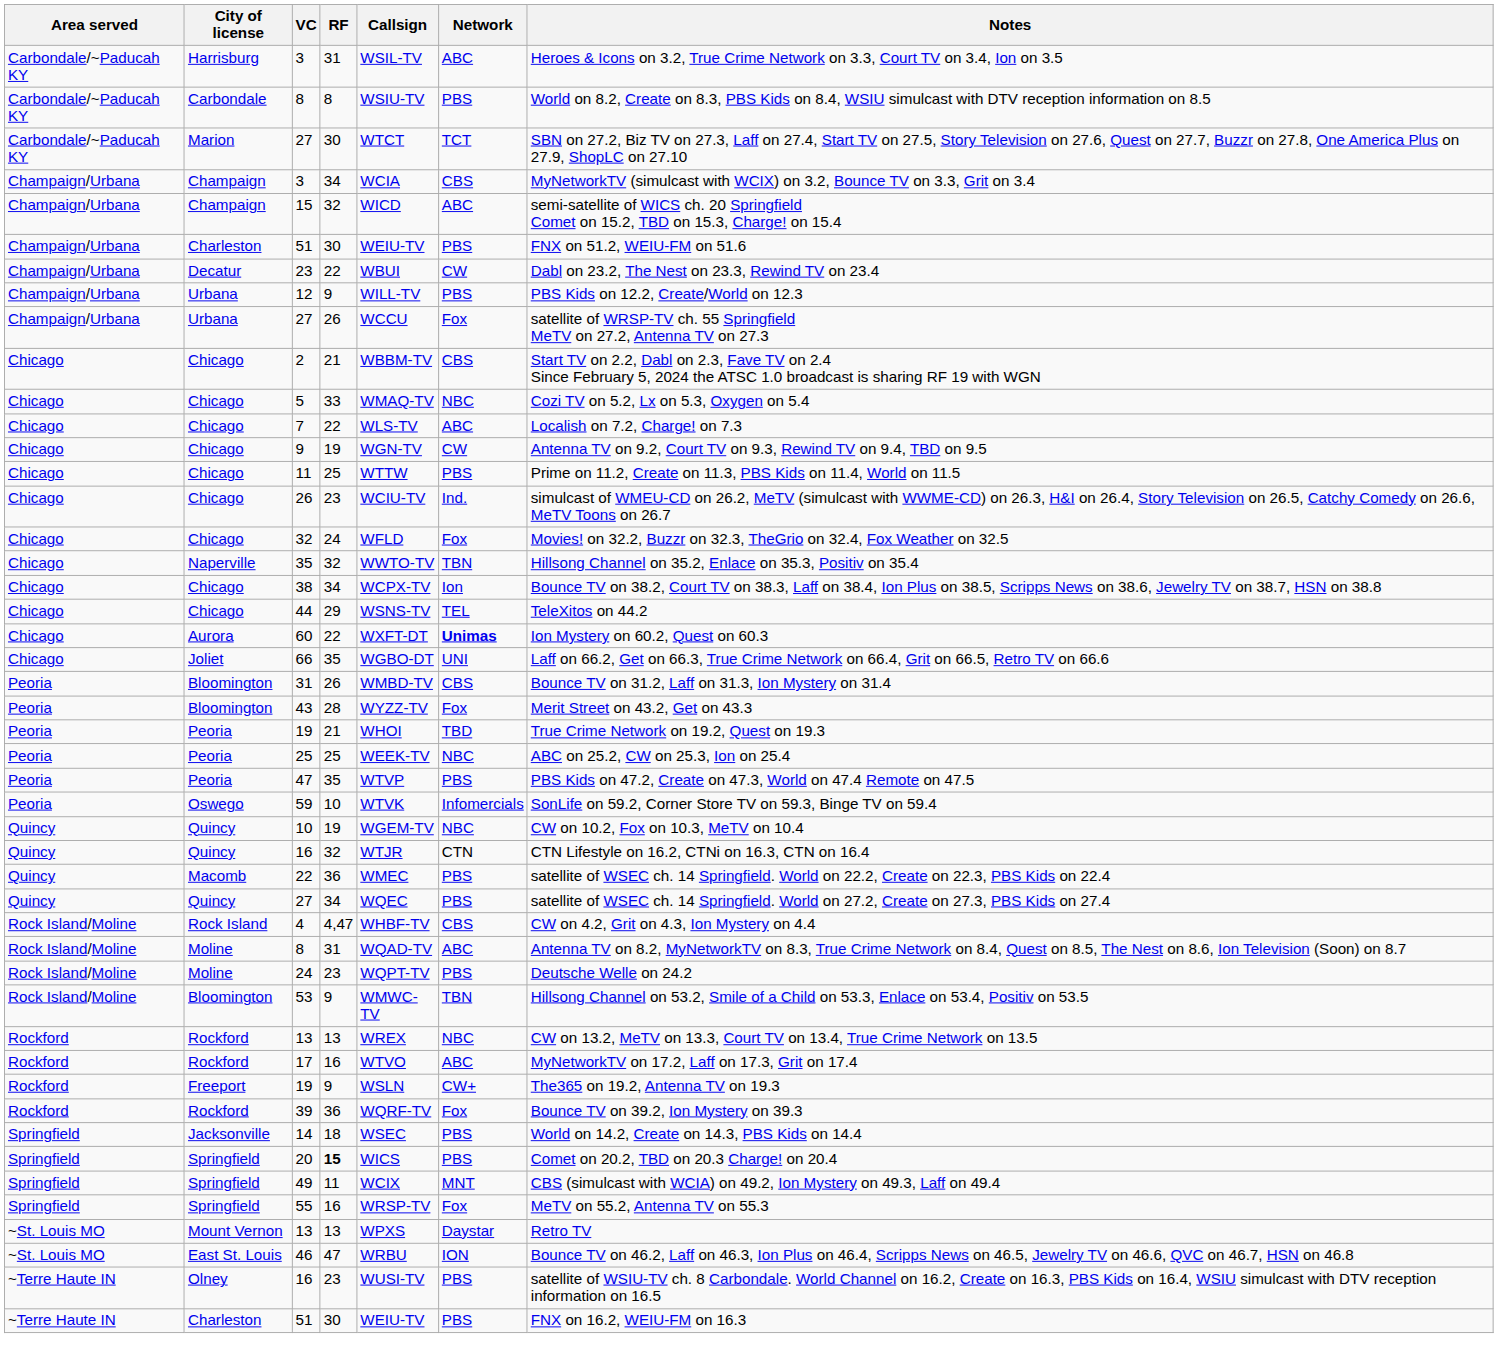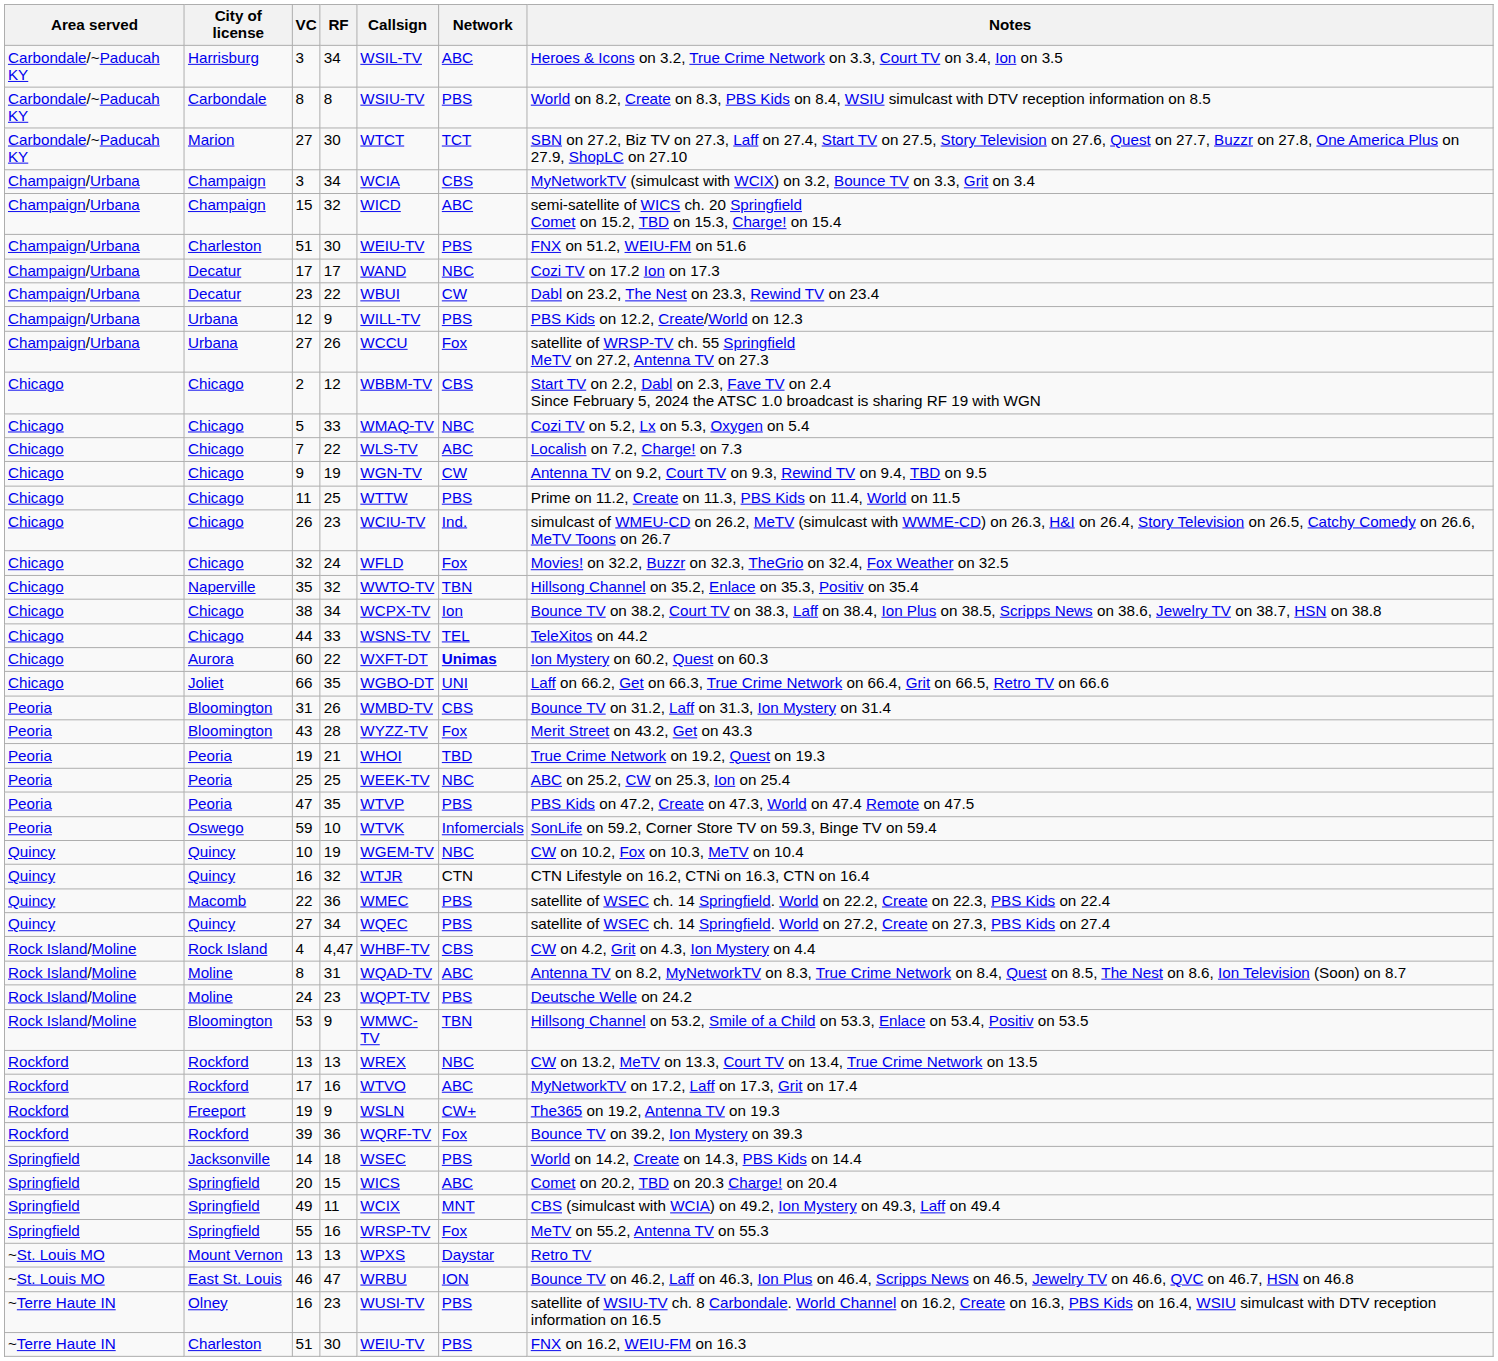(332, 57) 31 -> (332, 57) 34
+ row: (74, 270)
(332, 360) 21 -> (332, 384) 12
(332, 611) 29 -> (332, 635) 33
(332, 1158) bold -> (332, 1182) normal
(457, 1158) PBS -> (457, 1182) ABC
